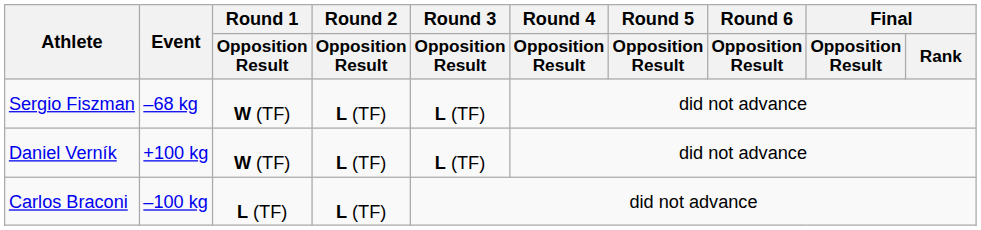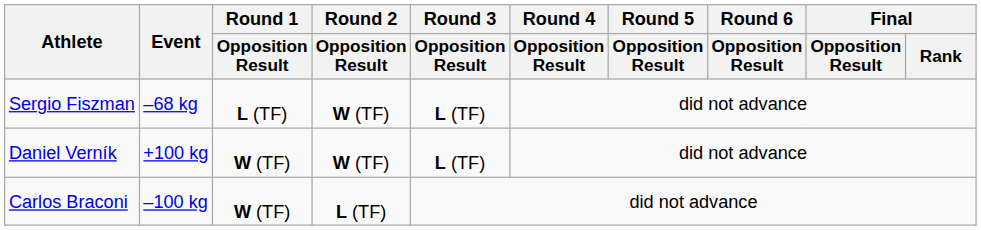(262, 114) W (TF) -> (262, 114) L (TF)
(361, 114) L (TF) -> (361, 114) W (TF)
(361, 163) L (TF) -> (361, 163) W (TF)
(262, 212) L (TF) -> (262, 212) W (TF)
